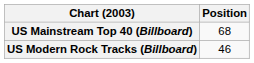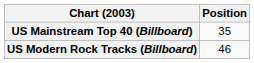(225, 31) 68 -> (225, 31) 35
